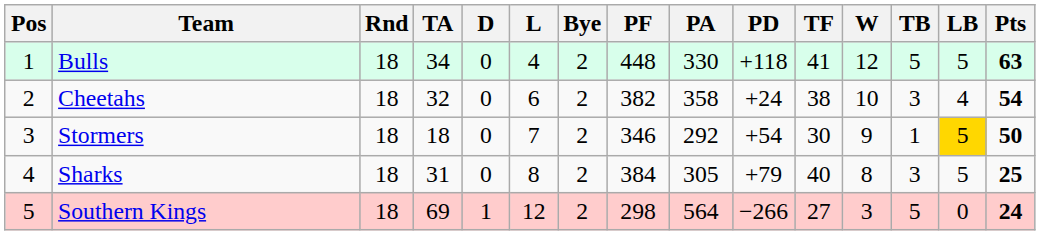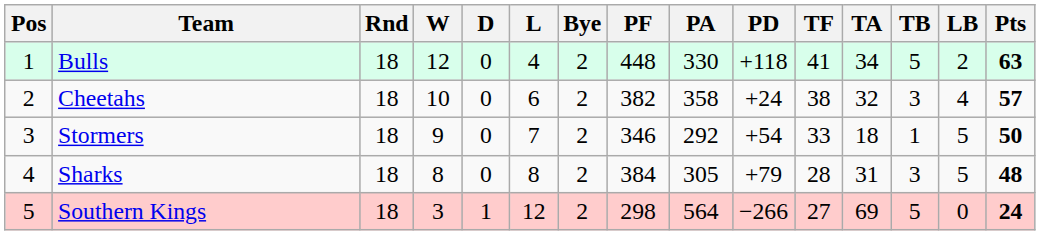columns swapped: (867, 23) <-> (438, 23)
(963, 60) 5 -> (963, 60) 2
(1011, 98) 54 -> (1011, 98) 57
(819, 135) 30 -> (819, 135) 33
(963, 135) gold background -> (963, 135) no background
(819, 173) 40 -> (819, 173) 28
(1011, 173) 25 -> (1011, 173) 48
